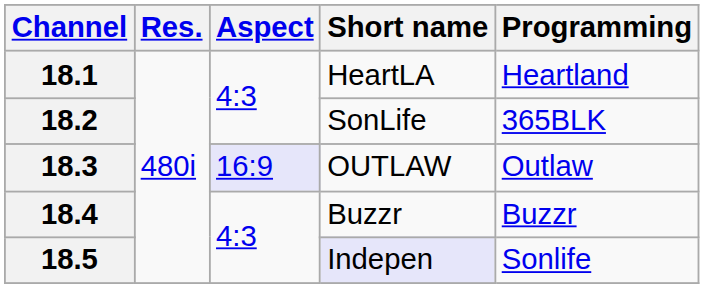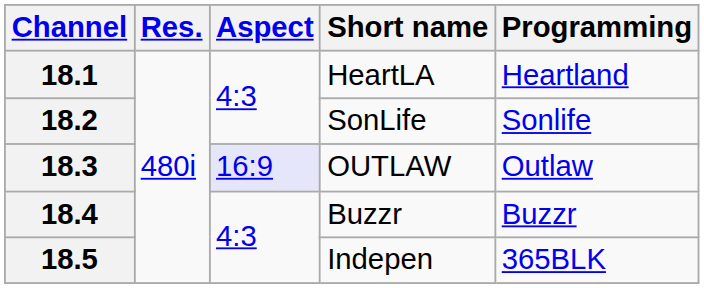(554, 120) 365BLK -> (546, 120) Sonlife
(380, 259) lavender background -> (380, 259) no background
(546, 259) Sonlife -> (554, 259) 365BLK
